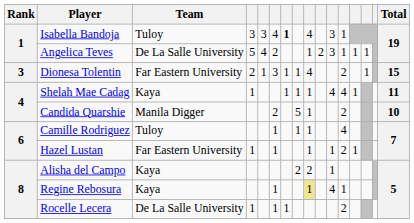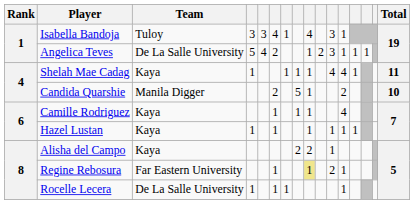(287, 34) bold -> (287, 34) normal
- row: (81, 73)
(149, 131) Tuloy -> (148, 112) Kaya
(189, 150) Far Eastern University -> (148, 131) Kaya
(344, 150) 2 -> (344, 131) 1
(148, 189) Kaya -> (189, 170) Far Eastern University
(332, 189) 4 -> (332, 170) 2
(344, 209) 2 -> (344, 189) 1
